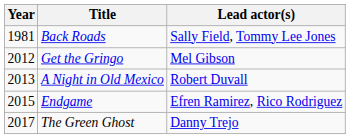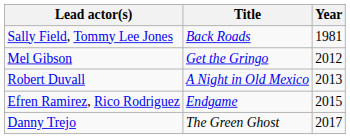columns swapped: (21, 15) <-> (256, 15)
